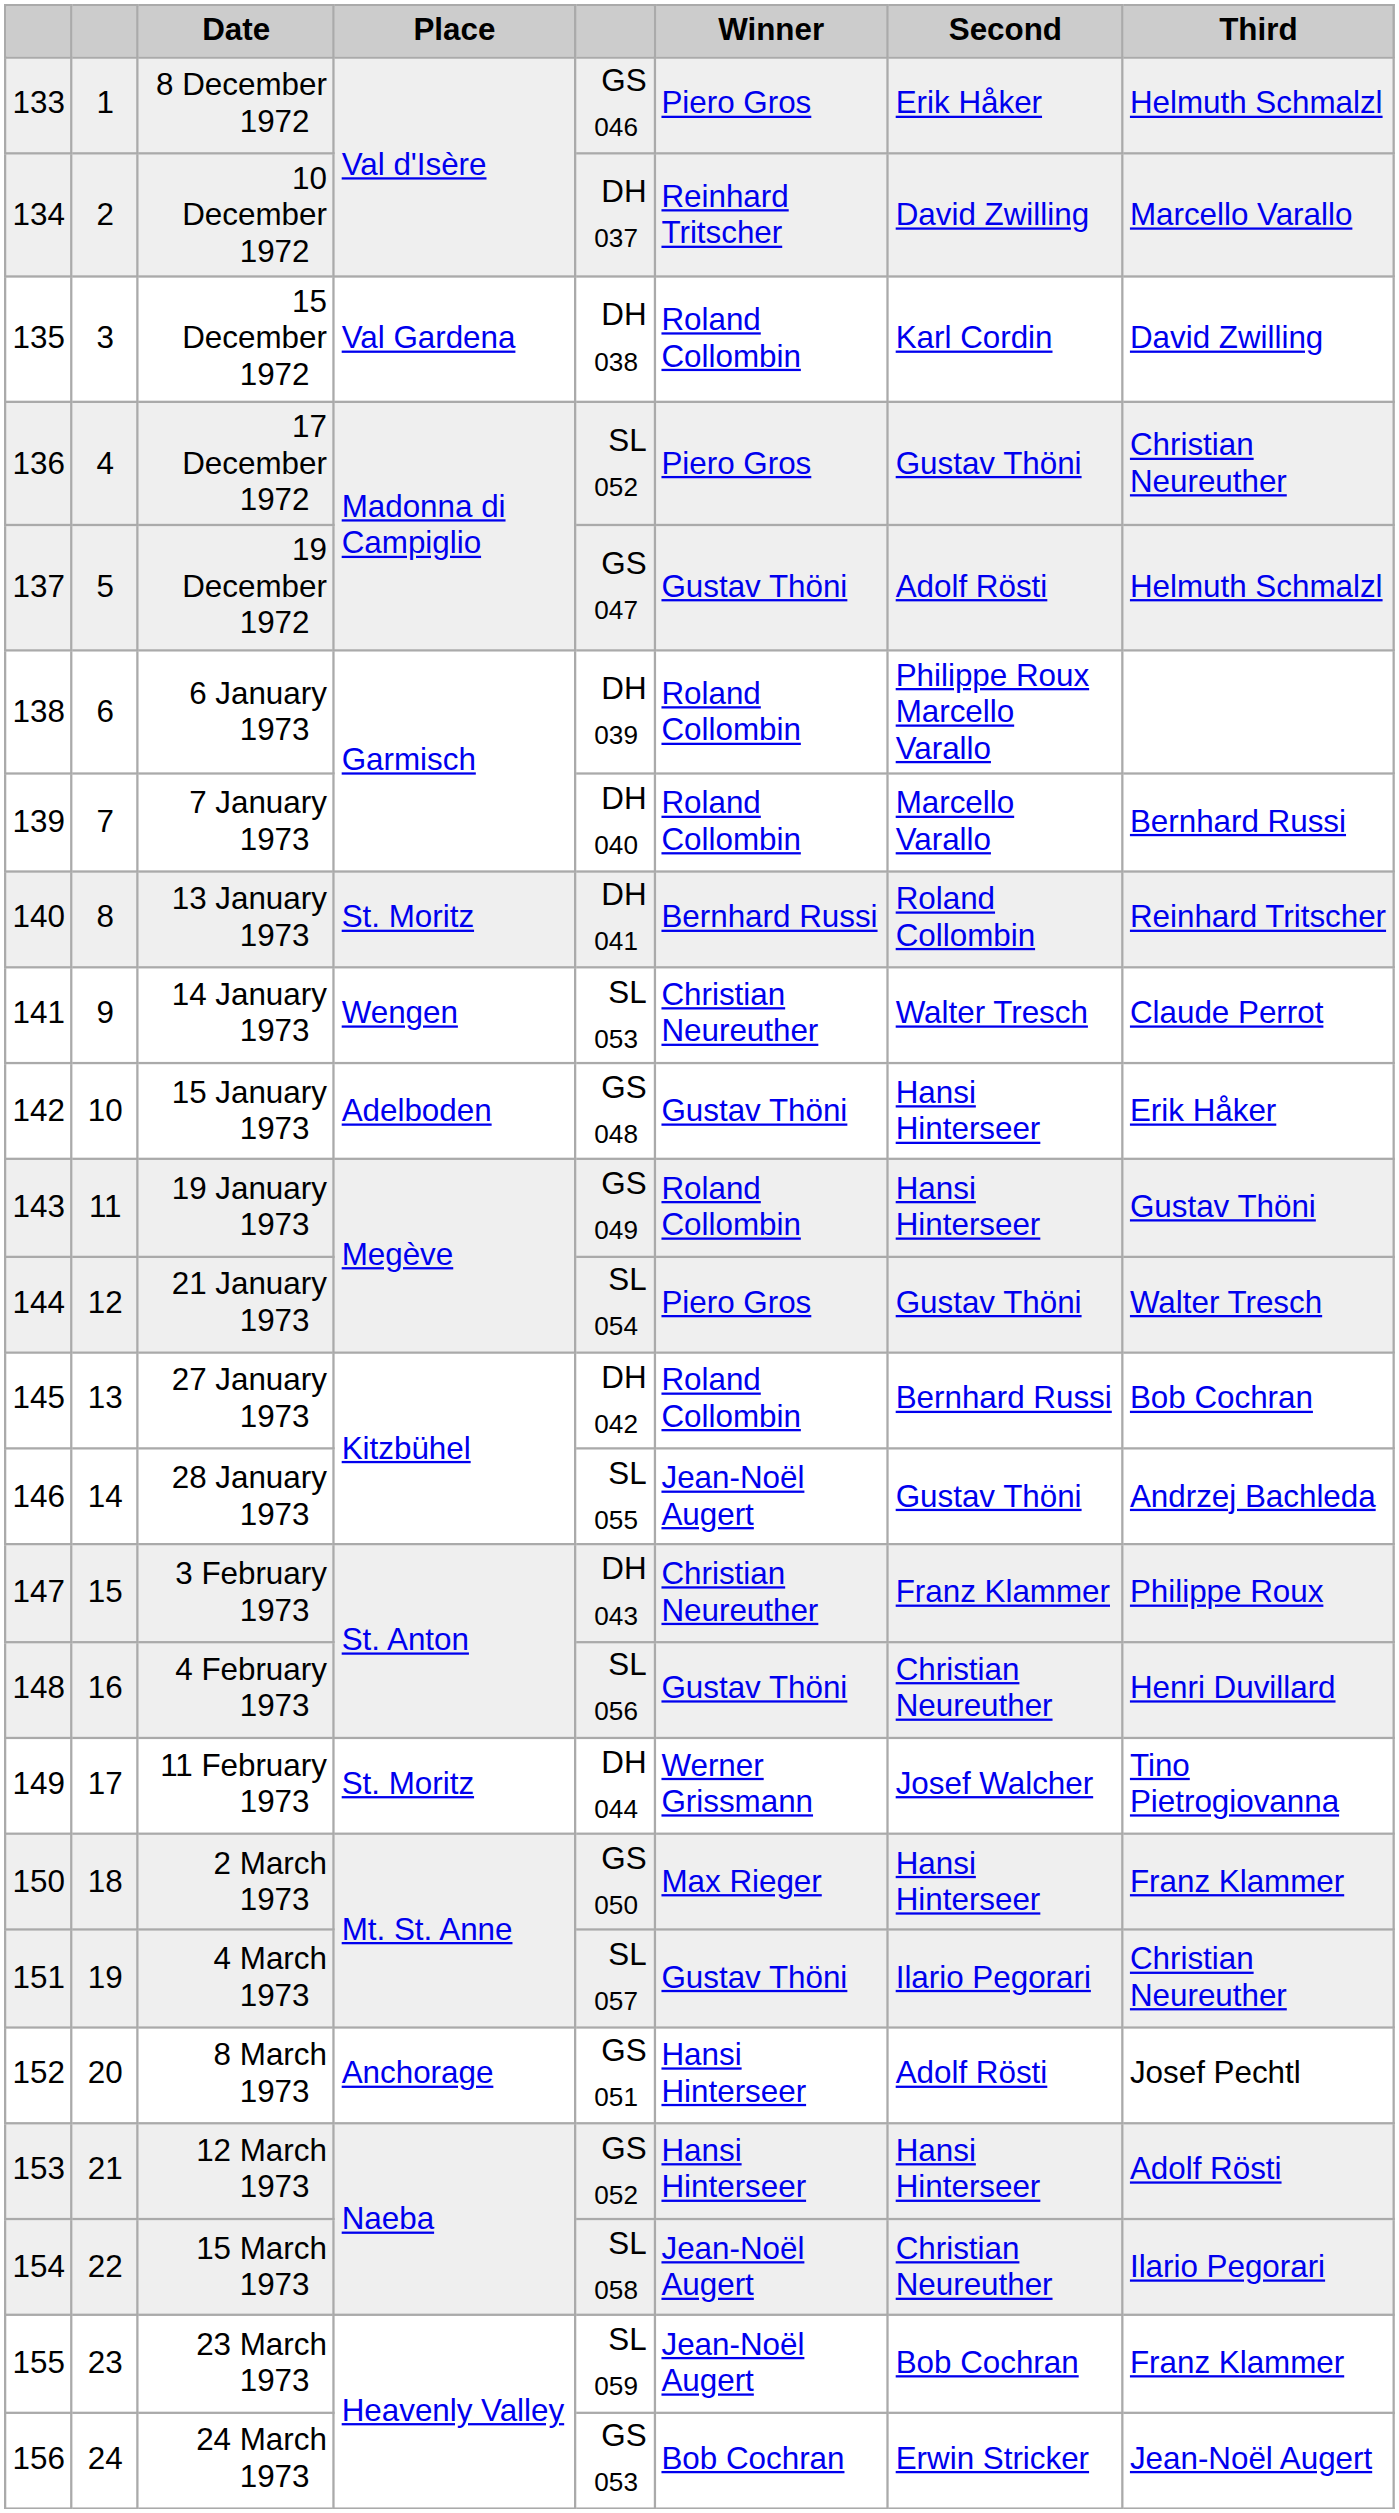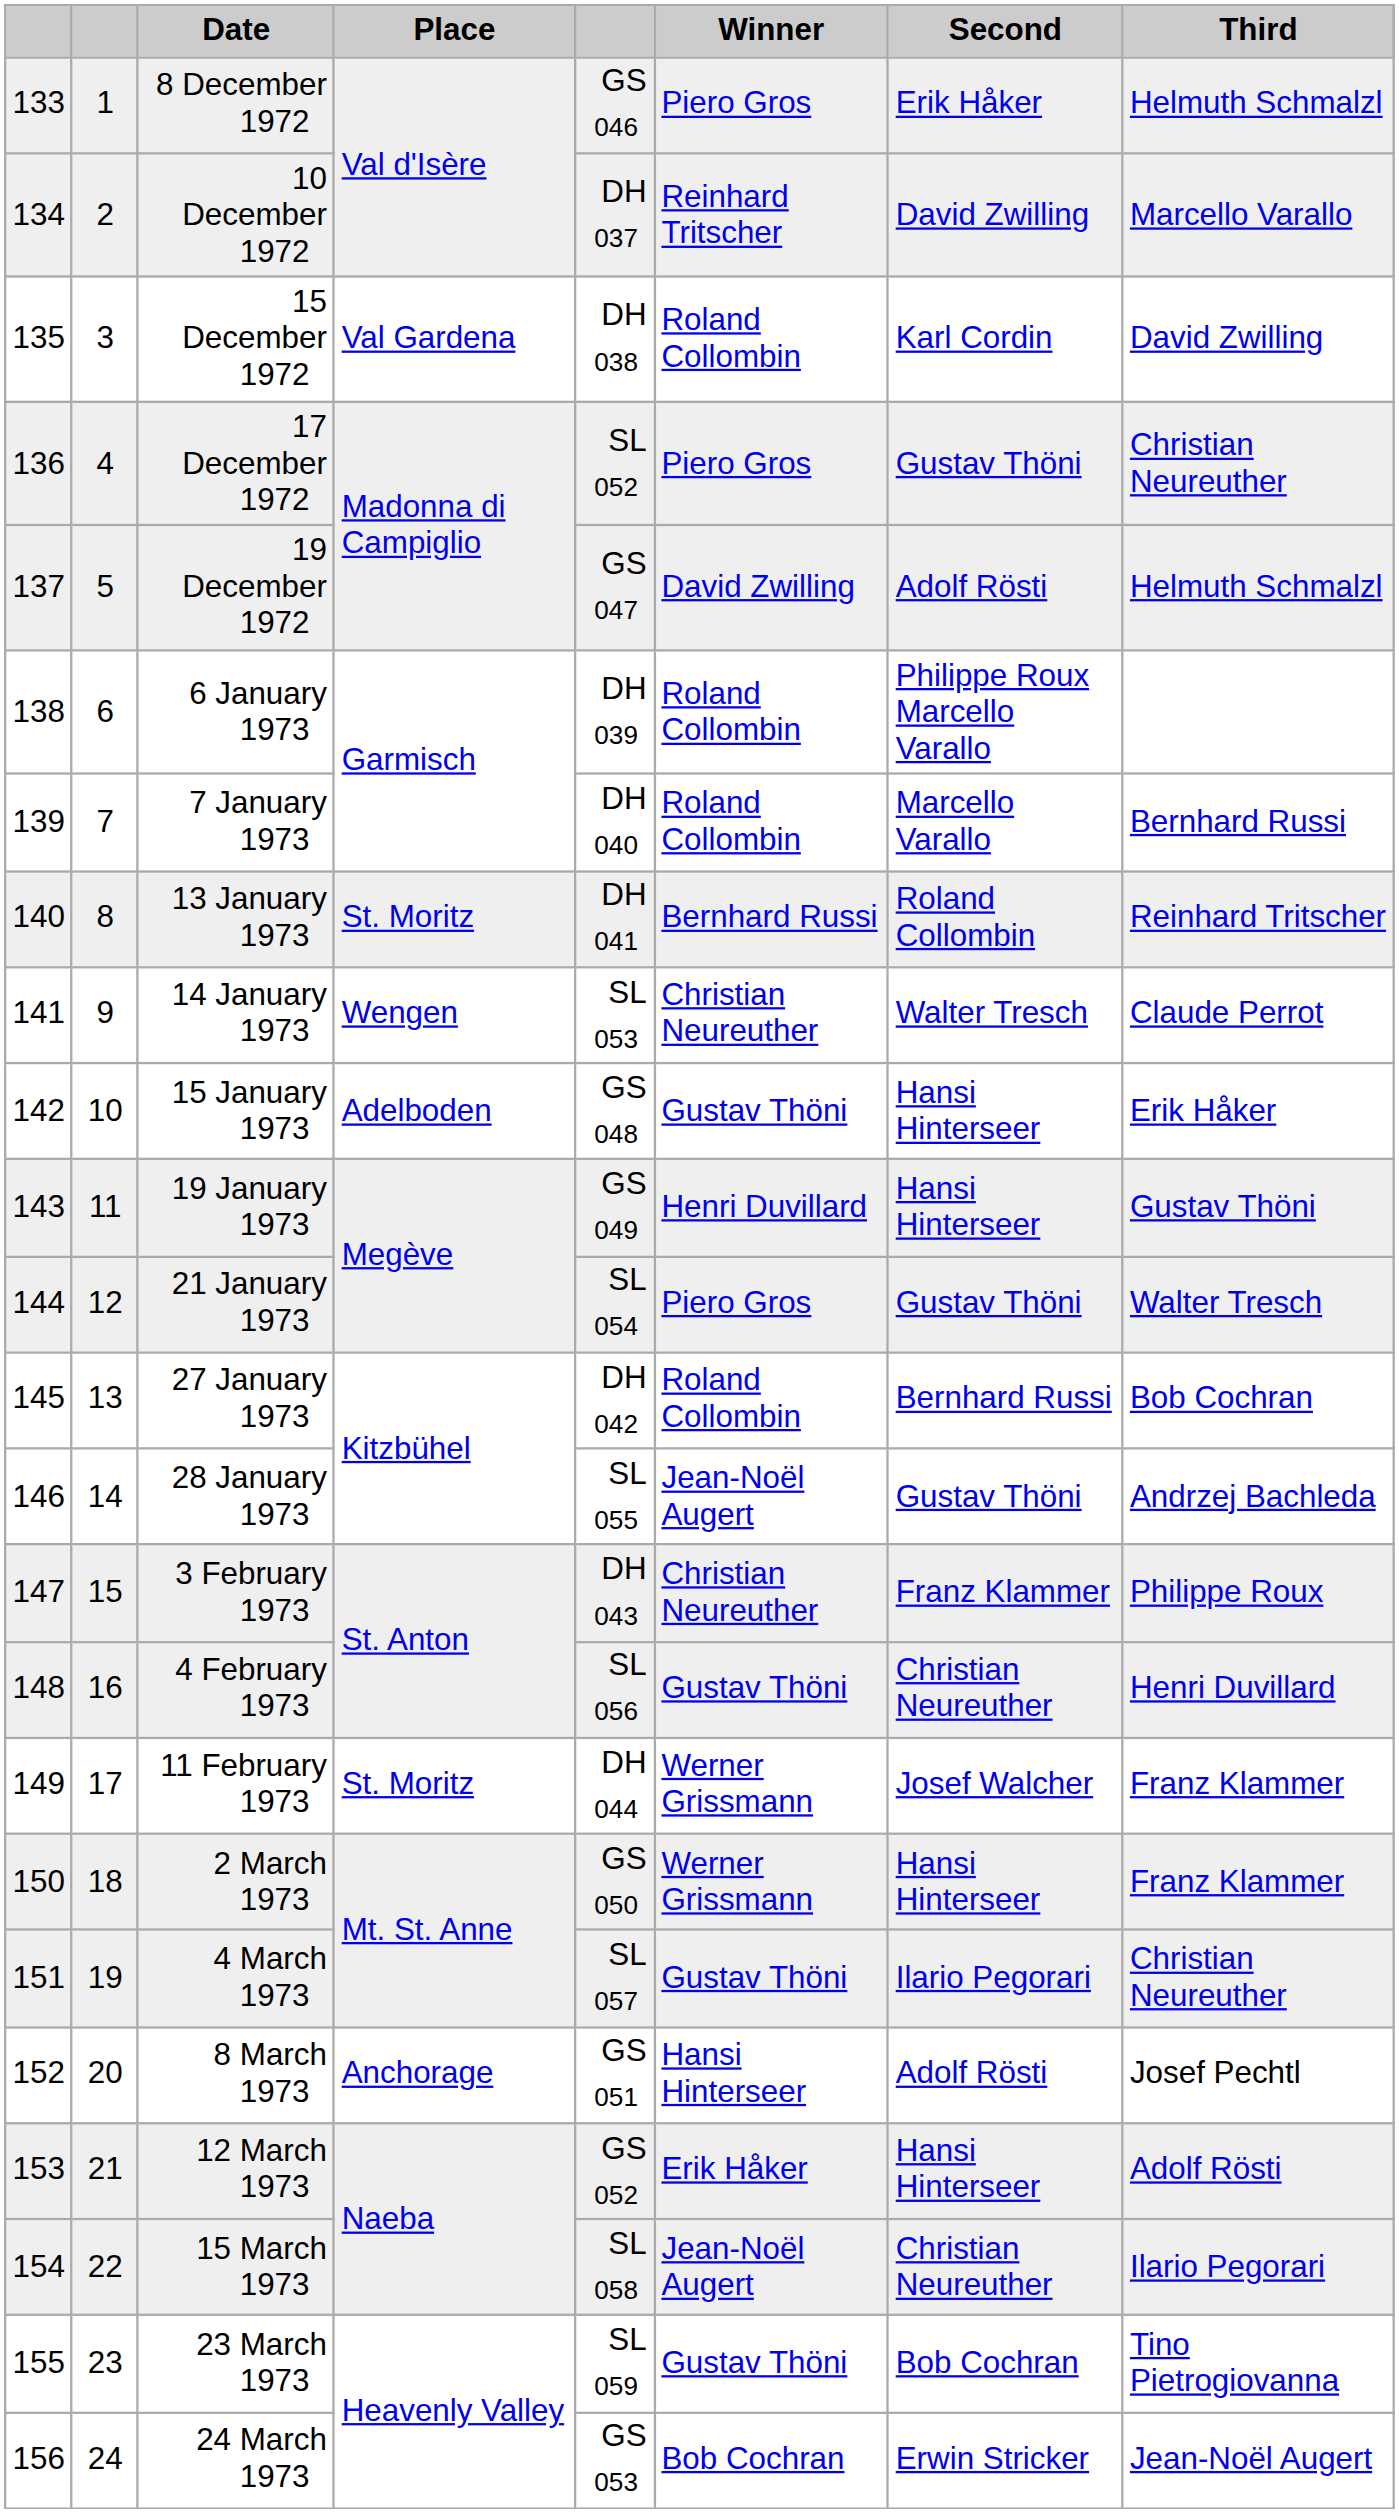(754, 586) Gustav Thöni -> (758, 586) David Zwilling
(731, 1206) Roland Collombin -> (764, 1206) Henri Duvillard
(1235, 1784) Tino Pietrogiovanna -> (1237, 1784) Franz Klammer
(742, 1880) Max Rieger -> (737, 1880) Werner Grissmann
(734, 2169) Hansi Hinterseer -> (735, 2169) Erik Håker
(733, 2362) Jean-Noël Augert -> (754, 2362) Gustav Thöni
(1237, 2362) Franz Klammer -> (1235, 2362) Tino Pietrogiovanna
